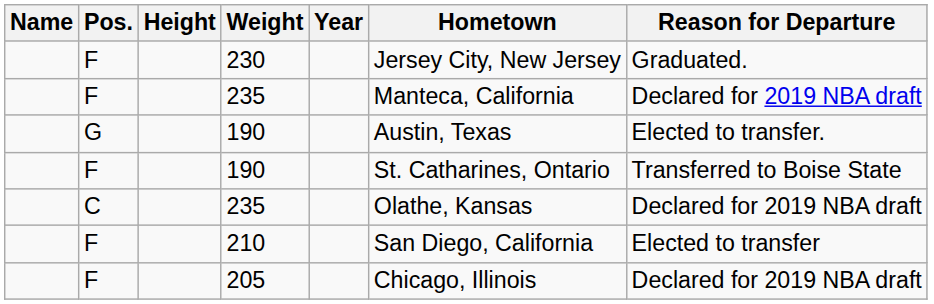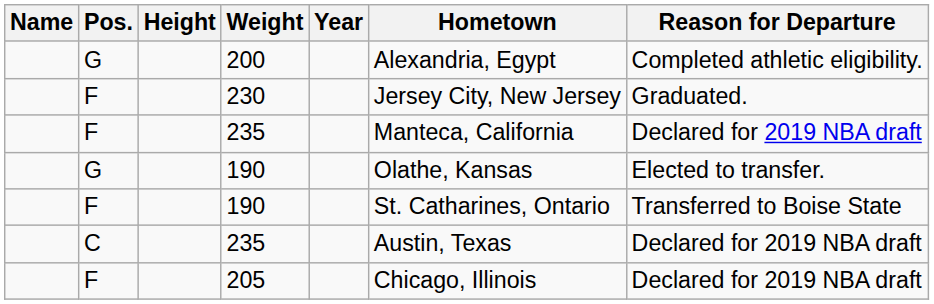+ row: (93, 59)
(443, 133) Austin, Texas -> (453, 170) Olathe, Kansas
(453, 206) Olathe, Kansas -> (443, 243) Austin, Texas
- row: (91, 243)
